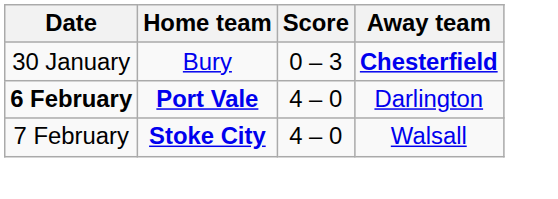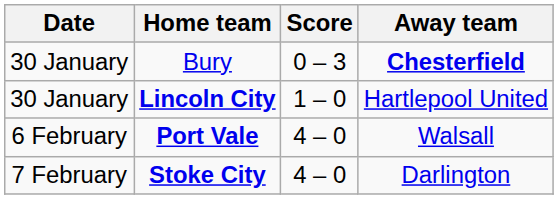+ row: (207, 99)
(71, 99) bold -> (69, 136) normal
(429, 99) Darlington -> (456, 136) Walsall
(429, 136) Walsall -> (456, 174) Darlington
